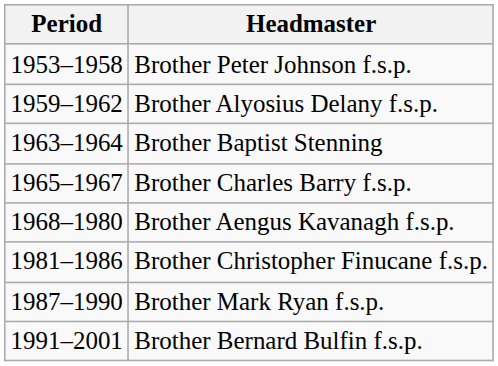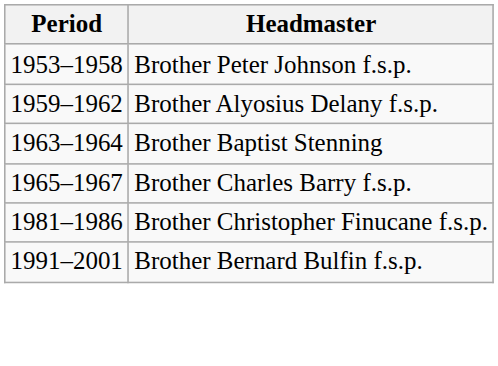- row: (294, 222)
- row: (259, 301)
